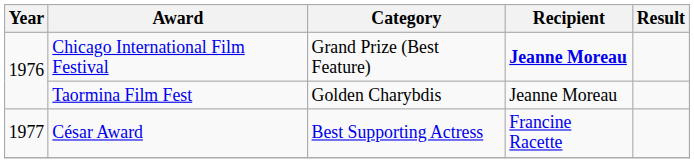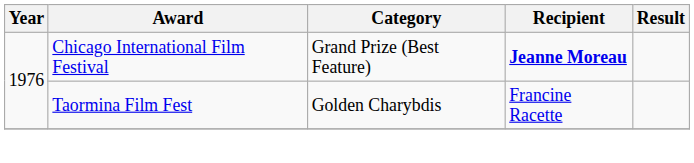(563, 94) Jeanne Moreau -> (540, 104) Francine Racette
- row: (98, 133)
